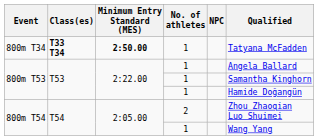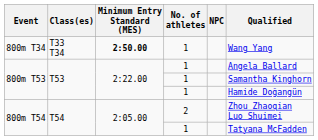(57, 48) bold -> (57, 48) normal
(267, 48) Tatyana McFadden -> (250, 48) Wang Yang
(250, 129) Wang Yang -> (267, 129) Tatyana McFadden
